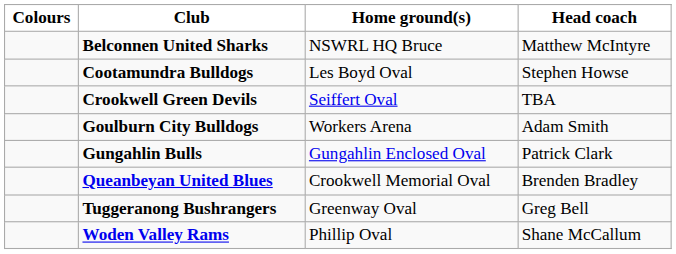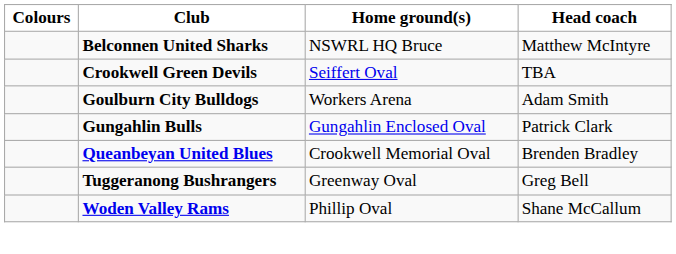- row: (168, 72)
